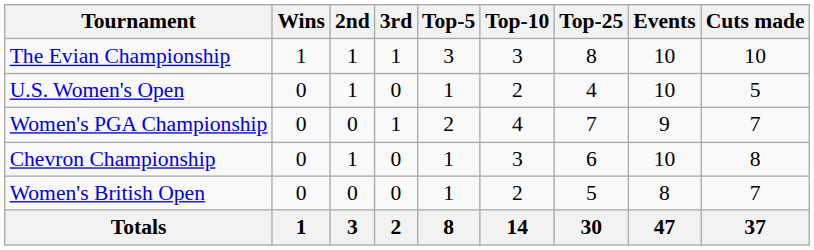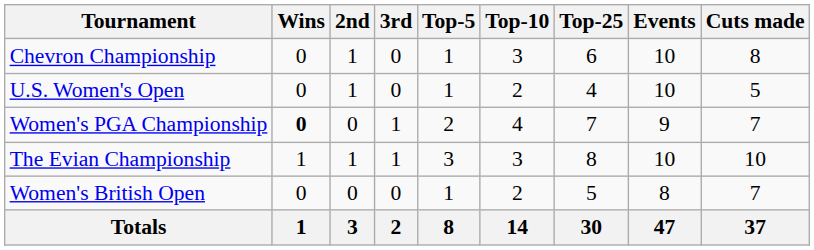rows swapped: (113, 158) <-> (120, 55)
(301, 124) normal -> (301, 124) bold
